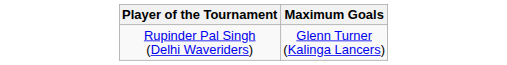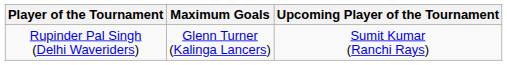+ column: (388, 14)
